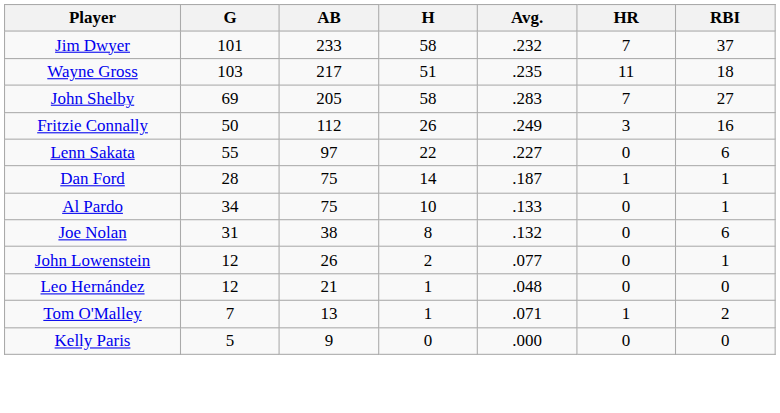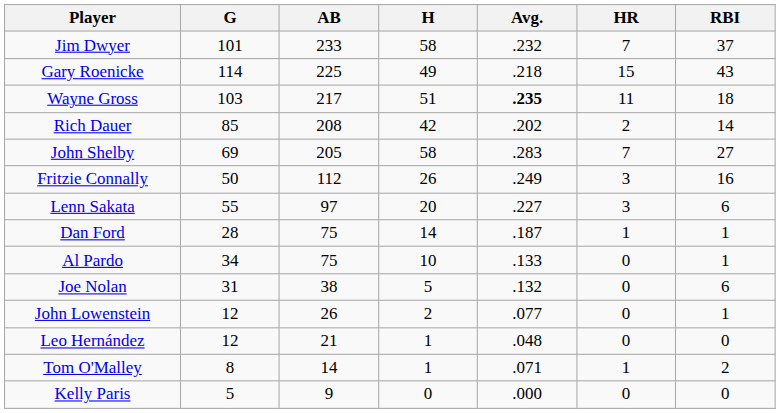+ row: (93, 71)
(527, 71) normal -> (527, 98) bold
+ row: (93, 125)
(428, 152) 22 -> (428, 206) 20
(626, 152) 0 -> (626, 206) 3
(428, 233) 8 -> (428, 286) 5
(230, 313) 7 -> (230, 367) 8
(329, 313) 13 -> (329, 367) 14
